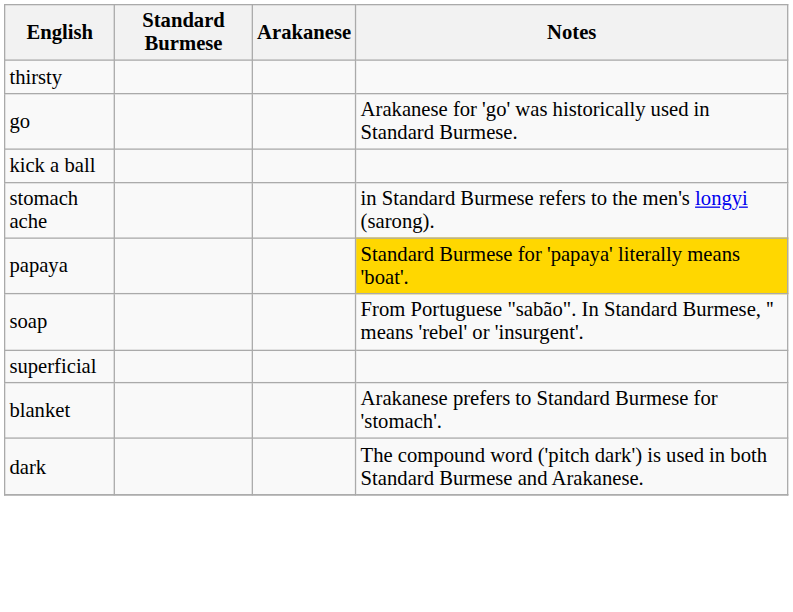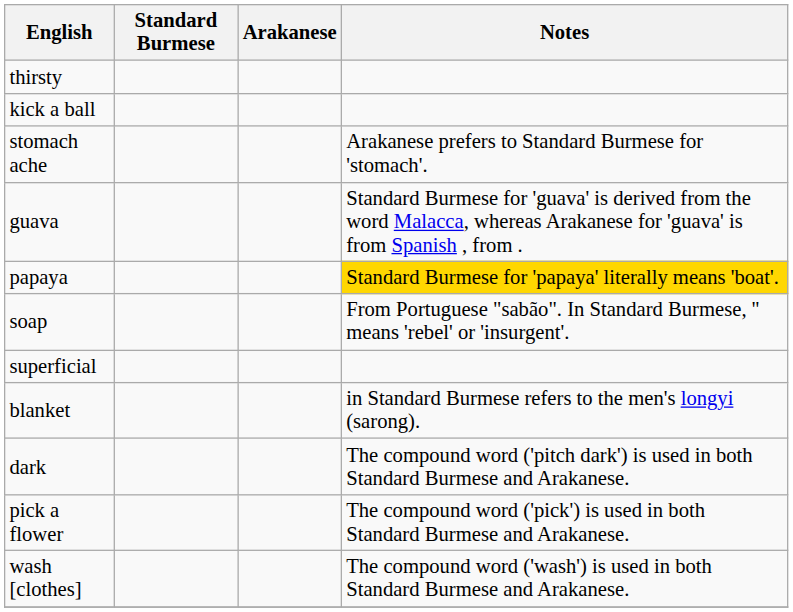- row: (20, 121)
(554, 209) in Standard Burmese refers to the men's longyi (sarong). -> (525, 153) Arakanese prefers to Standard Burmese for 'stomach'.
+ row: (34, 221)
(539, 410) Arakanese prefers to Standard Burmese for 'stomach'. -> (540, 410) in Standard Burmese refers to the men's longyi (sarong).
+ row: (36, 522)
+ row: (46, 578)
